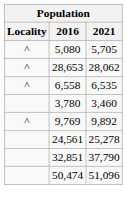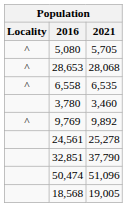(104, 67) 28,062 -> (104, 67) 28,068
+ row: (68, 193)
